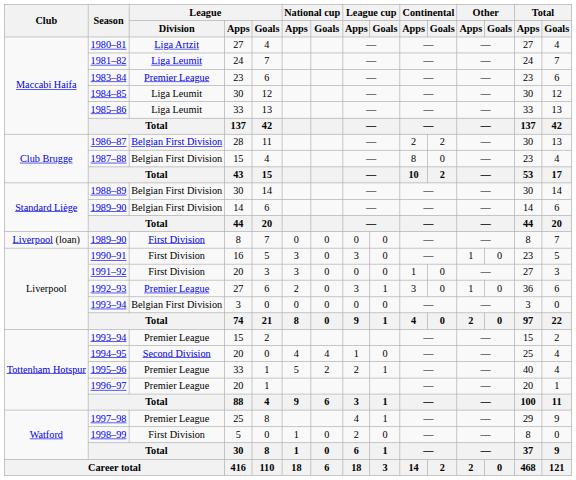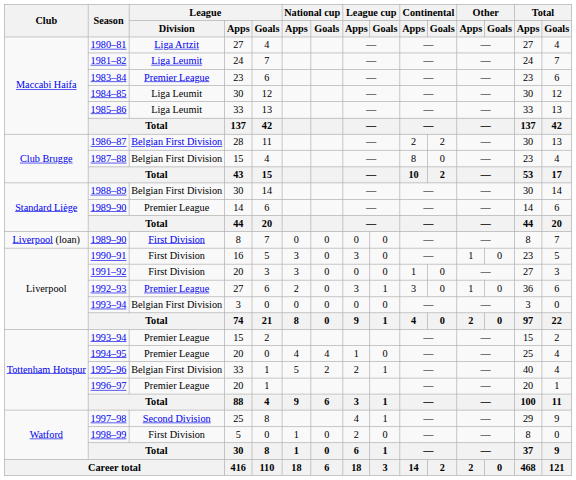(177, 207) Belgian First Division -> (177, 207) Premier League
(177, 353) Second Division -> (177, 353) Premier League
(177, 369) Premier League -> (177, 369) Belgian First Division
(177, 418) Premier League -> (177, 418) Second Division
